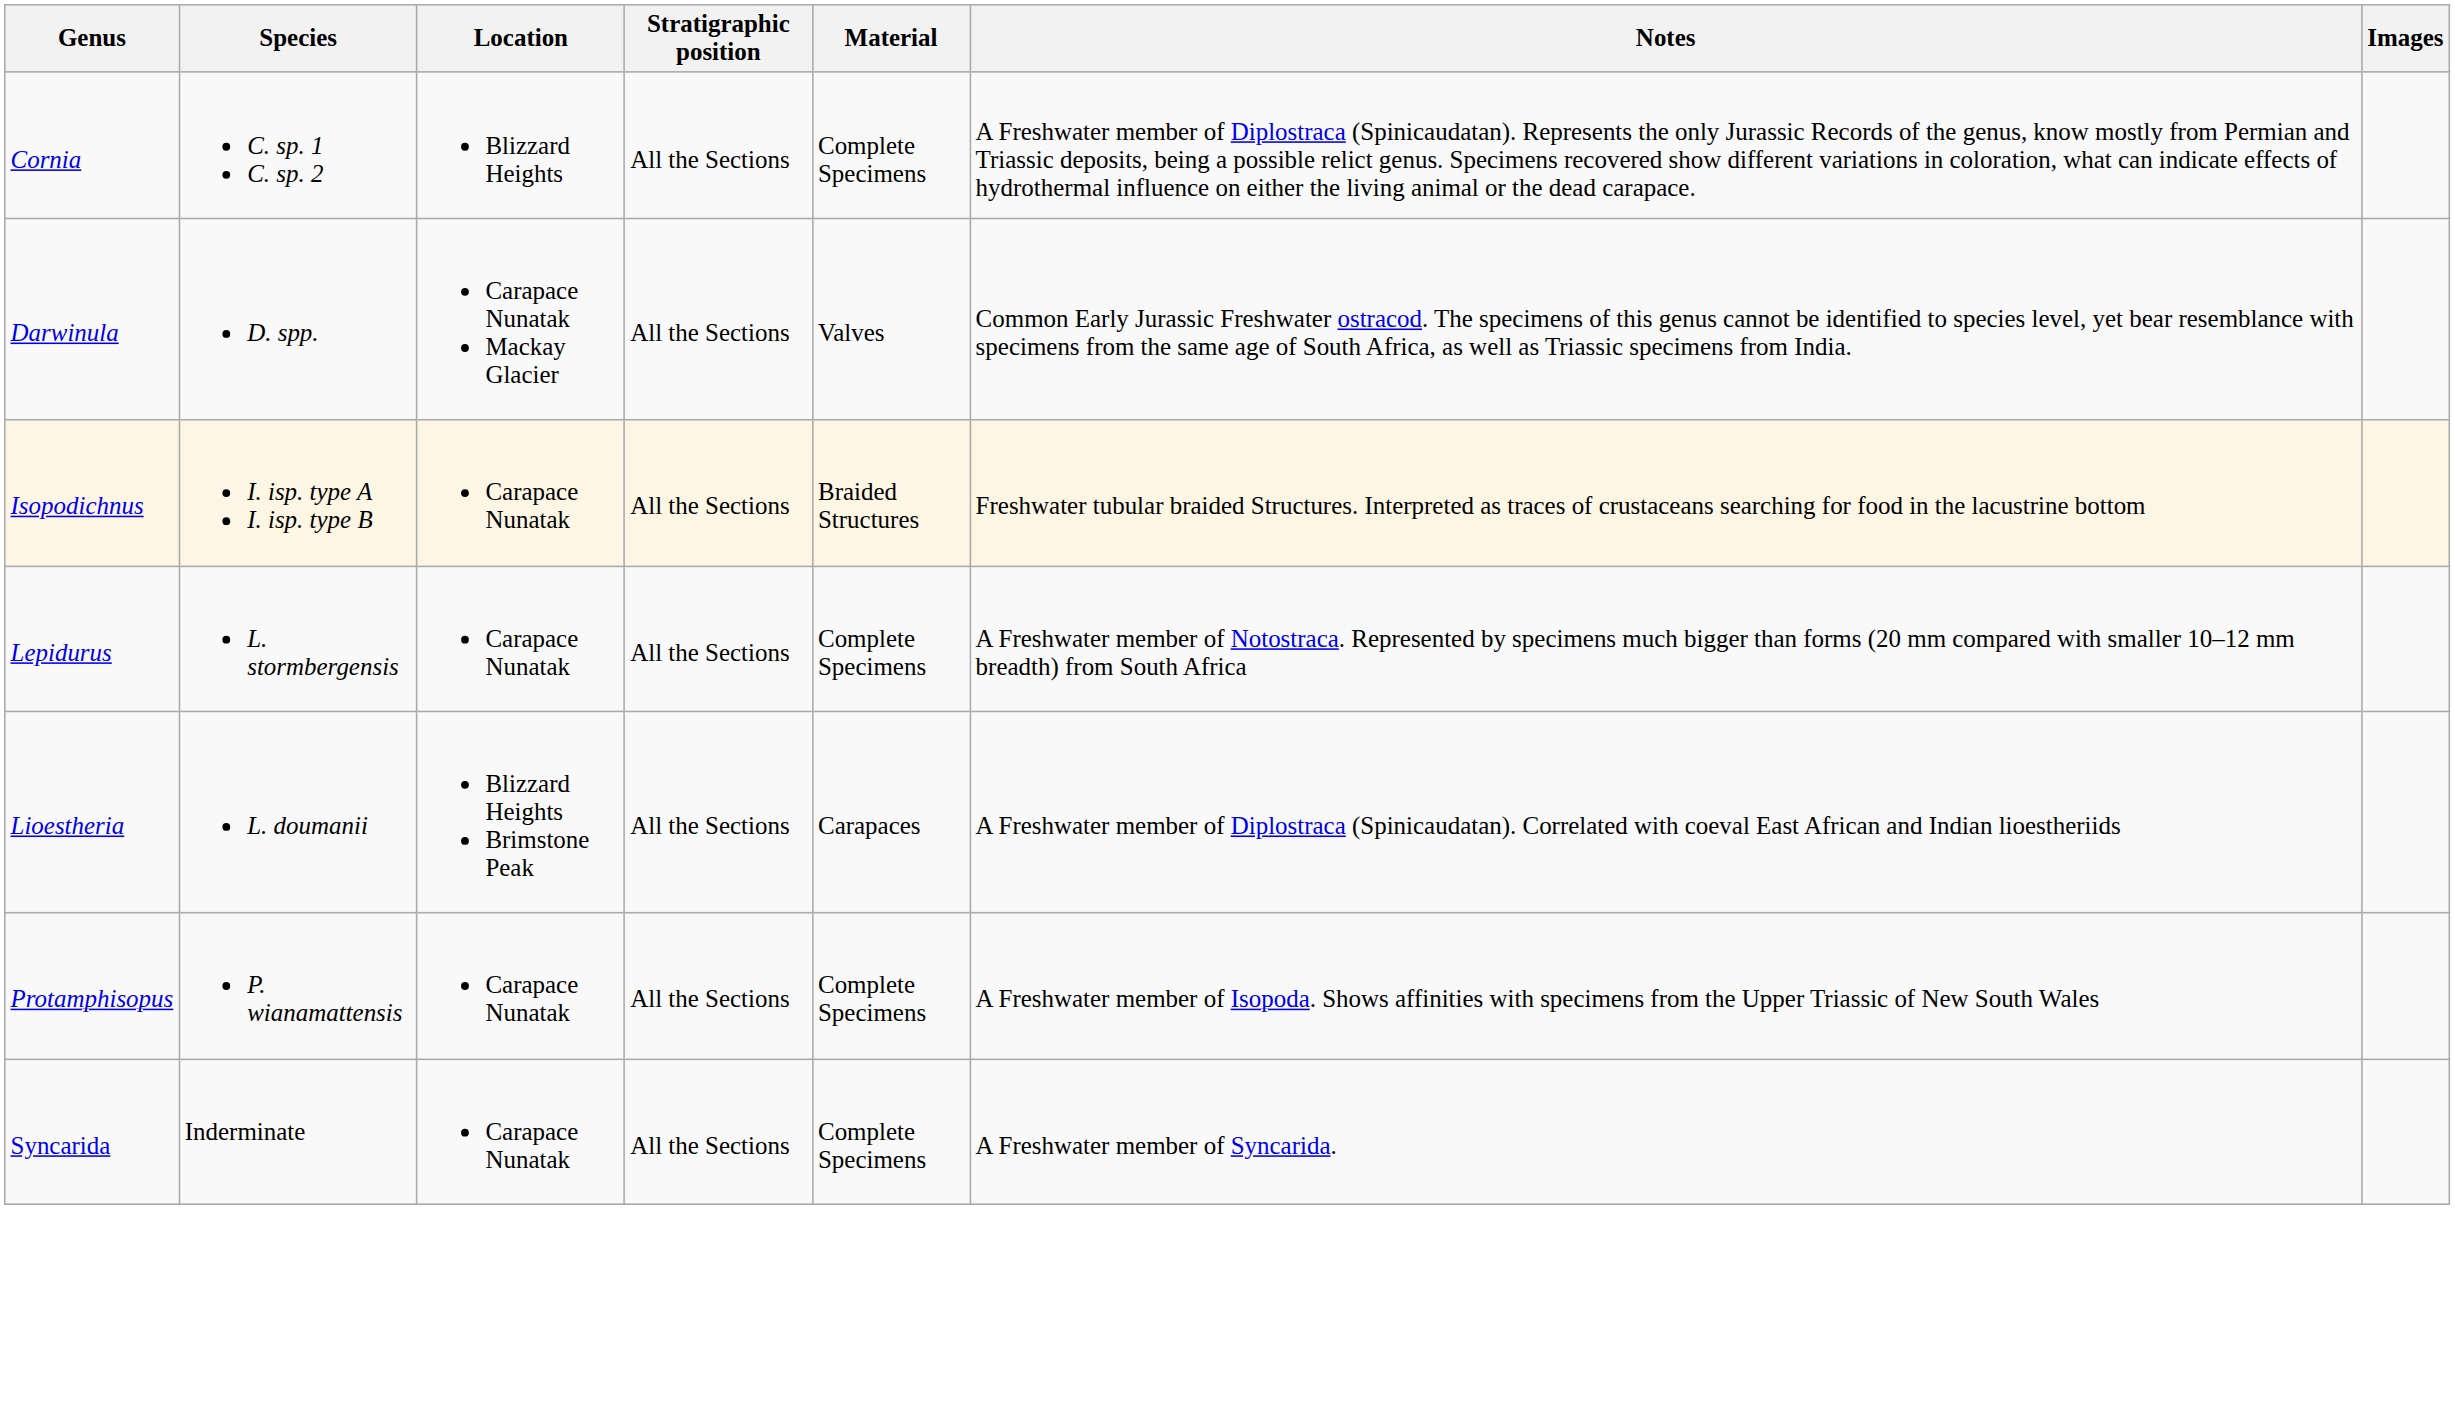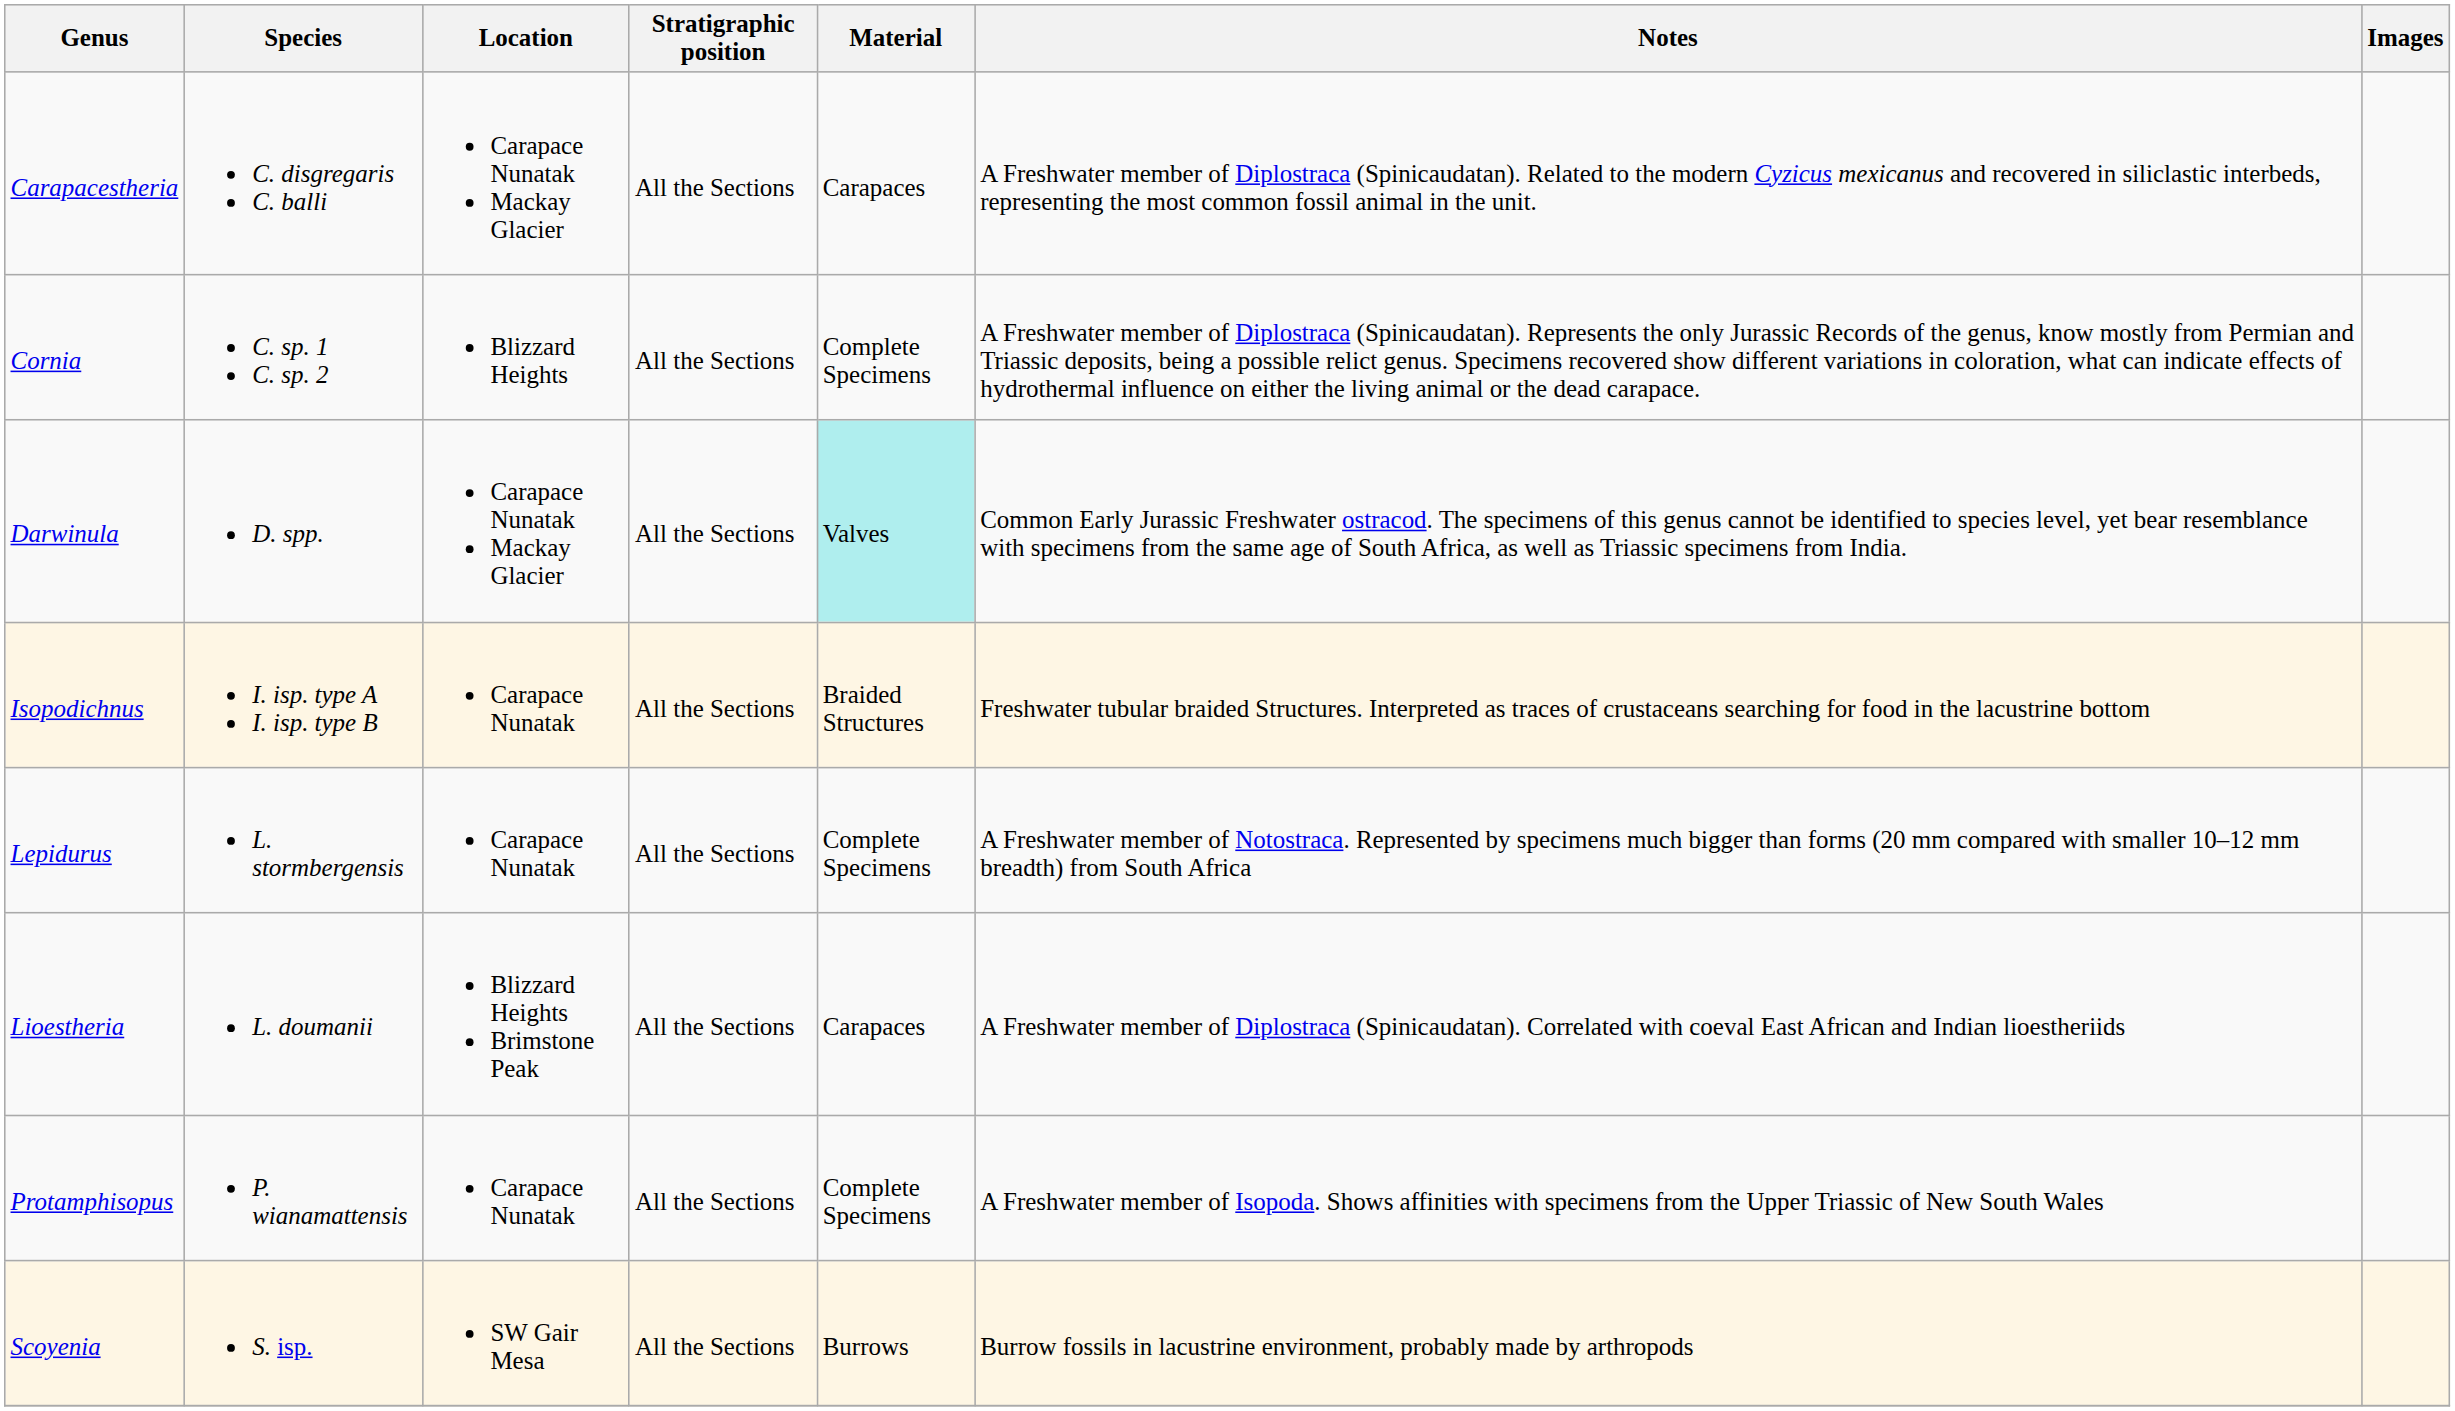+ row: (94, 187)
(851, 332) no background -> (856, 534) paleturquoise background
+ row: (56, 1347)
- row: (60, 1145)
